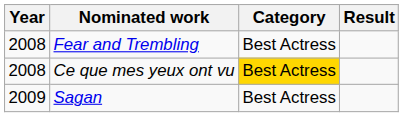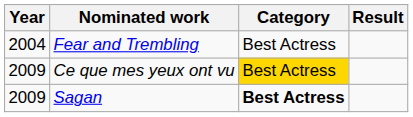(27, 44) 2008 -> (27, 44) 2004
(27, 71) 2008 -> (27, 71) 2009
(289, 97) normal -> (293, 97) bold
